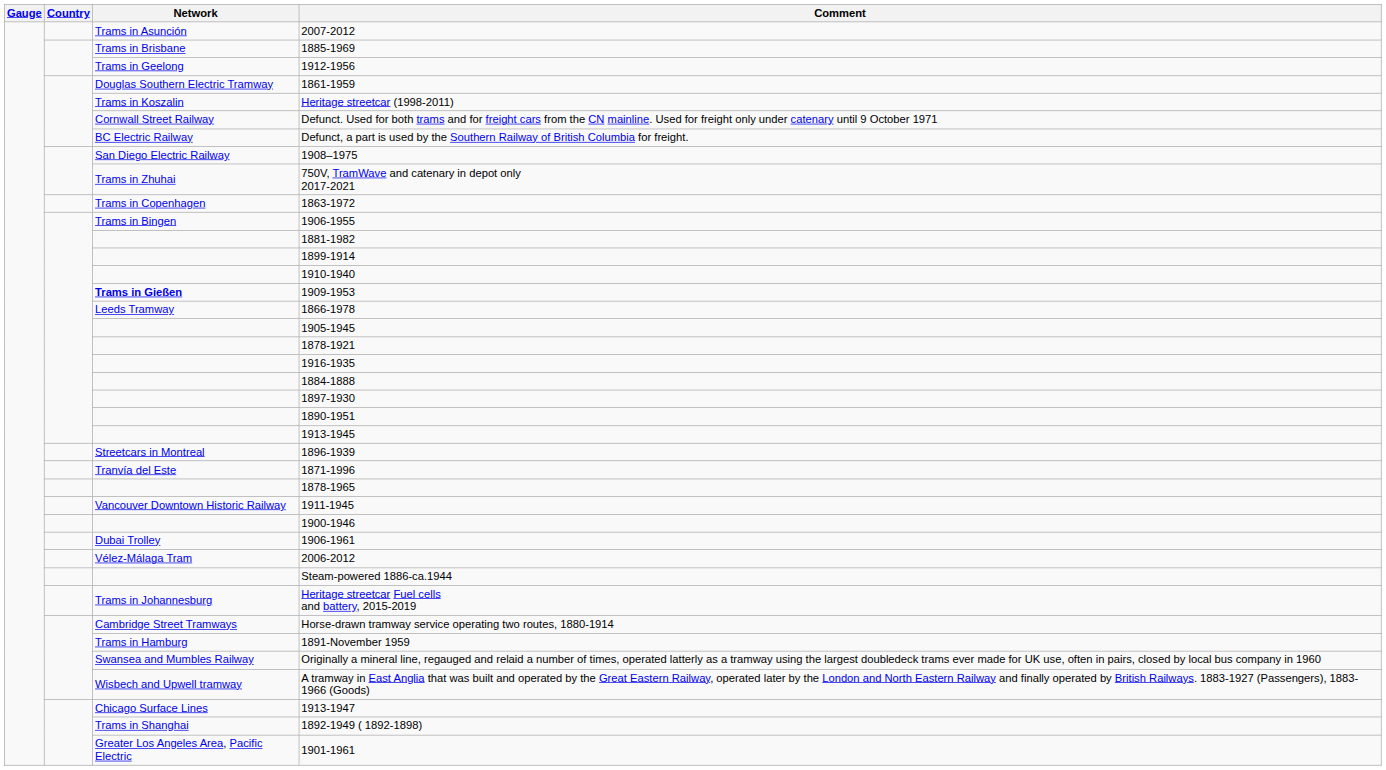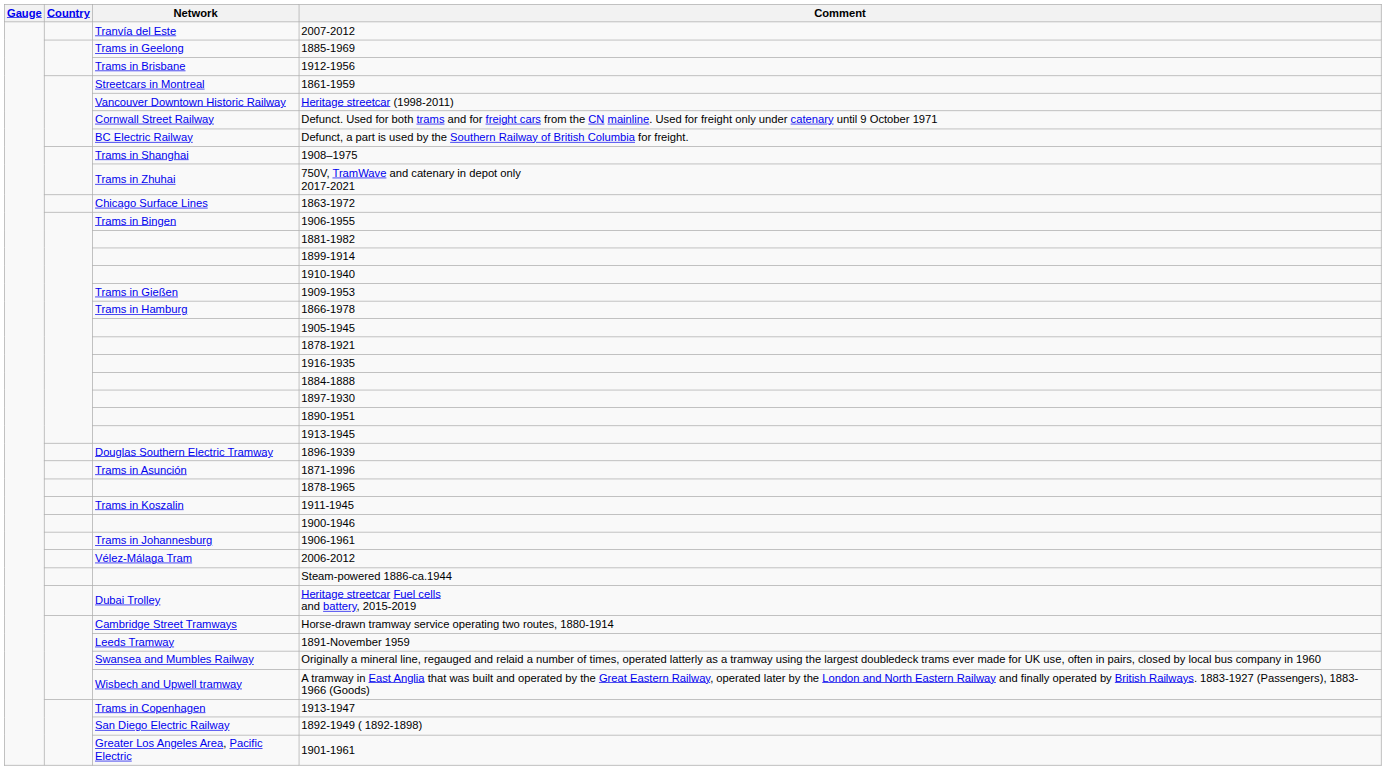(141, 31) Trams in Asunción -> (136, 31) Tranvía del Este
(140, 48) Trams in Brisbane -> (139, 48) Trams in Geelong
(139, 66) Trams in Geelong -> (140, 66) Trams in Brisbane
(184, 84) Douglas Southern Electric Tramway -> (150, 84) Streetcars in Montreal
(139, 102) Trams in Koszalin -> (190, 102) Vancouver Downtown Historic Railway
(162, 155) San Diego Electric Railway -> (142, 155) Trams in Shanghai
(150, 203) Trams in Copenhagen -> (151, 203) Chicago Surface Lines
(139, 292) bold -> (137, 292) normal
(135, 310) Leeds Tramway -> (141, 310) Trams in Hamburg
(150, 452) Streetcars in Montreal -> (184, 452) Douglas Southern Electric Tramway
(136, 470) Tranvía del Este -> (141, 470) Trams in Asunción
(190, 505) Vancouver Downtown Historic Railway -> (139, 505) Trams in Koszalin
(128, 541) Dubai Trolley -> (154, 541) Trams in Johannesburg
(154, 600) Trams in Johannesburg -> (128, 600) Dubai Trolley
(141, 642) Trams in Hamburg -> (135, 642) Leeds Tramway
(151, 708) Chicago Surface Lines -> (150, 708) Trams in Copenhagen
(142, 726) Trams in Shanghai -> (162, 726) San Diego Electric Railway
